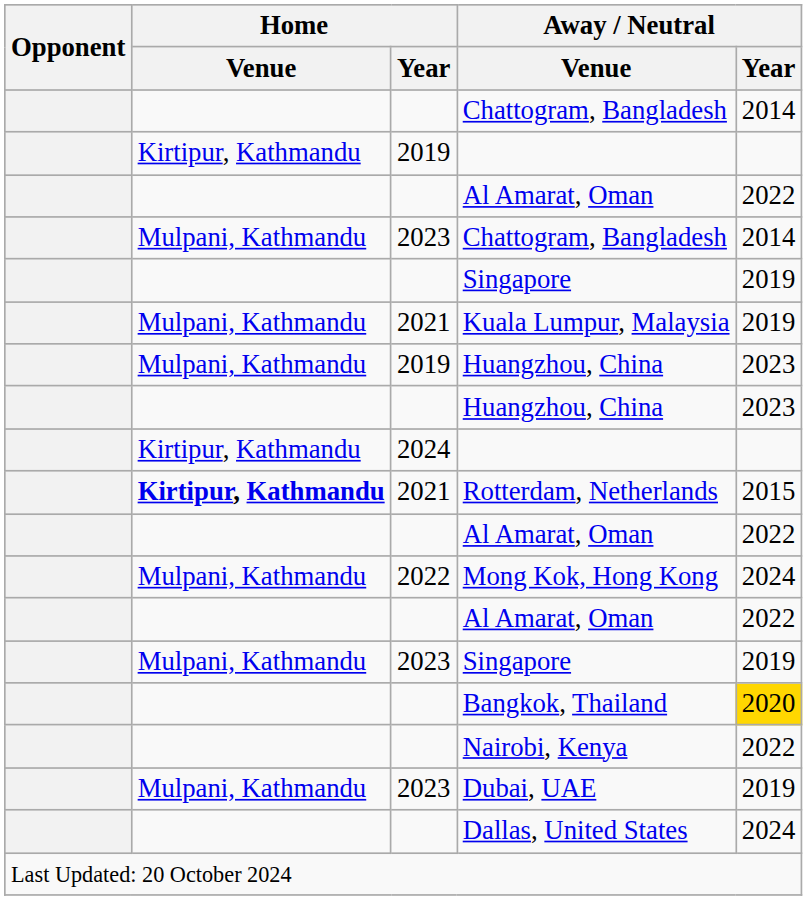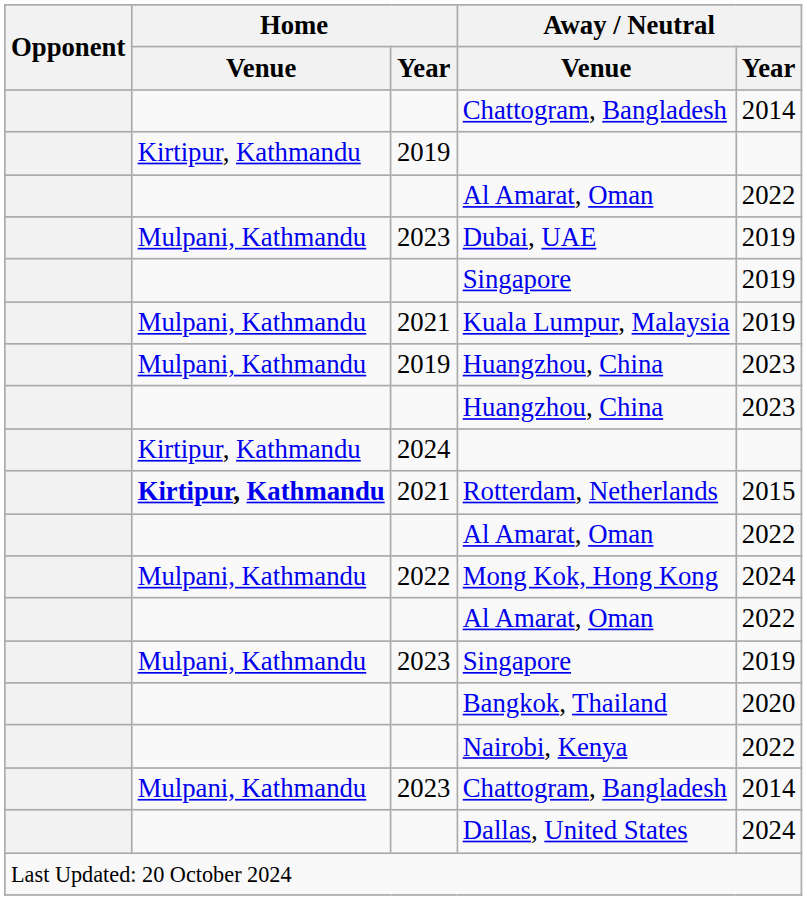rows swapped: (424, 237) <-> (424, 788)
(769, 703) gold background -> (769, 703) no background
